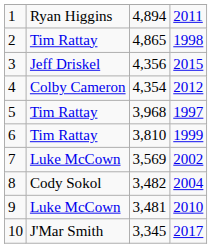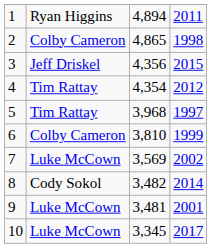(64, 40) Tim Rattay -> (78, 40) Colby Cameron
(78, 87) Colby Cameron -> (64, 87) Tim Rattay
(64, 135) Tim Rattay -> (78, 135) Colby Cameron
(188, 183) 2004 -> (188, 183) 2014
(188, 207) 2010 -> (188, 207) 2001
(67, 231) J'Mar Smith -> (75, 231) Luke McCown
